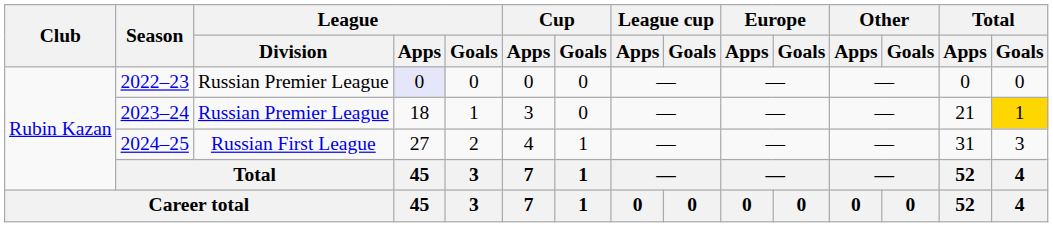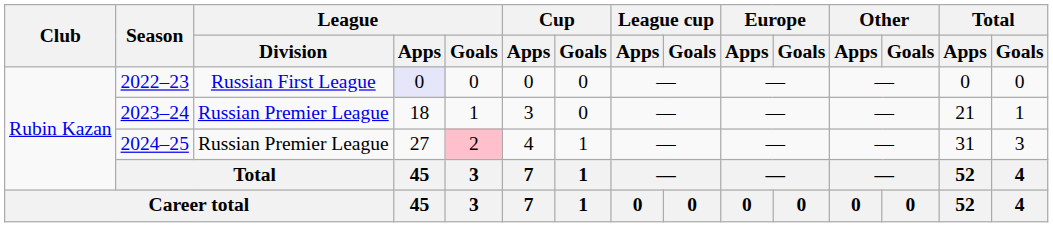(293, 81) Russian Premier League -> (293, 81) Russian First League
(1020, 112) gold background -> (1020, 112) no background
(293, 143) Russian First League -> (293, 143) Russian Premier League
(474, 143) no background -> (474, 143) pink background
